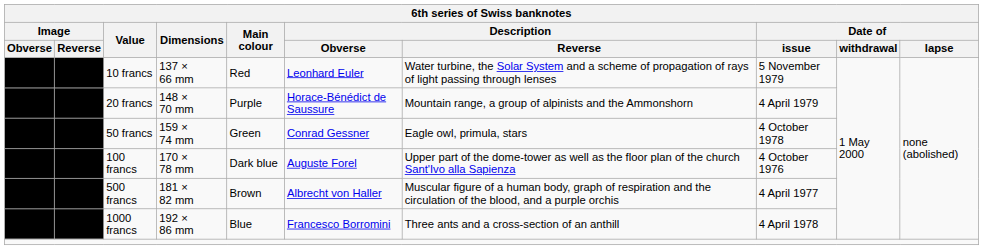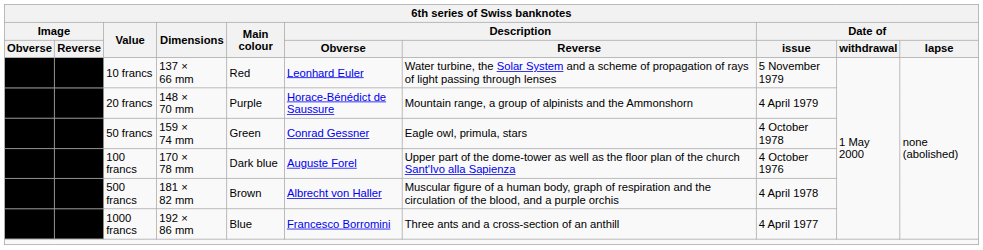(789, 194) 4 April 1977 -> (789, 194) 4 April 1978
(789, 224) 4 April 1978 -> (789, 224) 4 April 1977
